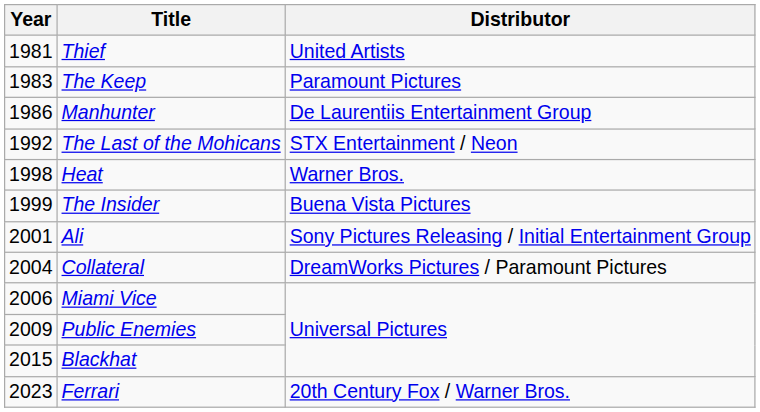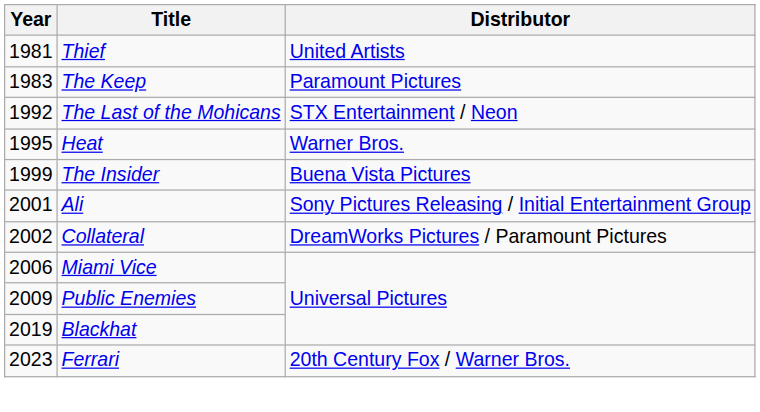- row: (108, 112)
(31, 174) 1998 -> (31, 143) 1995
(31, 267) 2004 -> (31, 236) 2002
(31, 360) 2015 -> (31, 329) 2019
